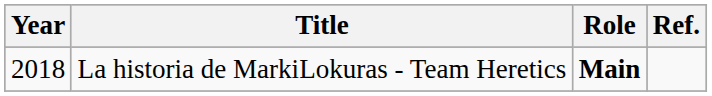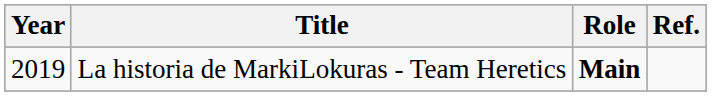(38, 68) 2018 -> (38, 68) 2019
